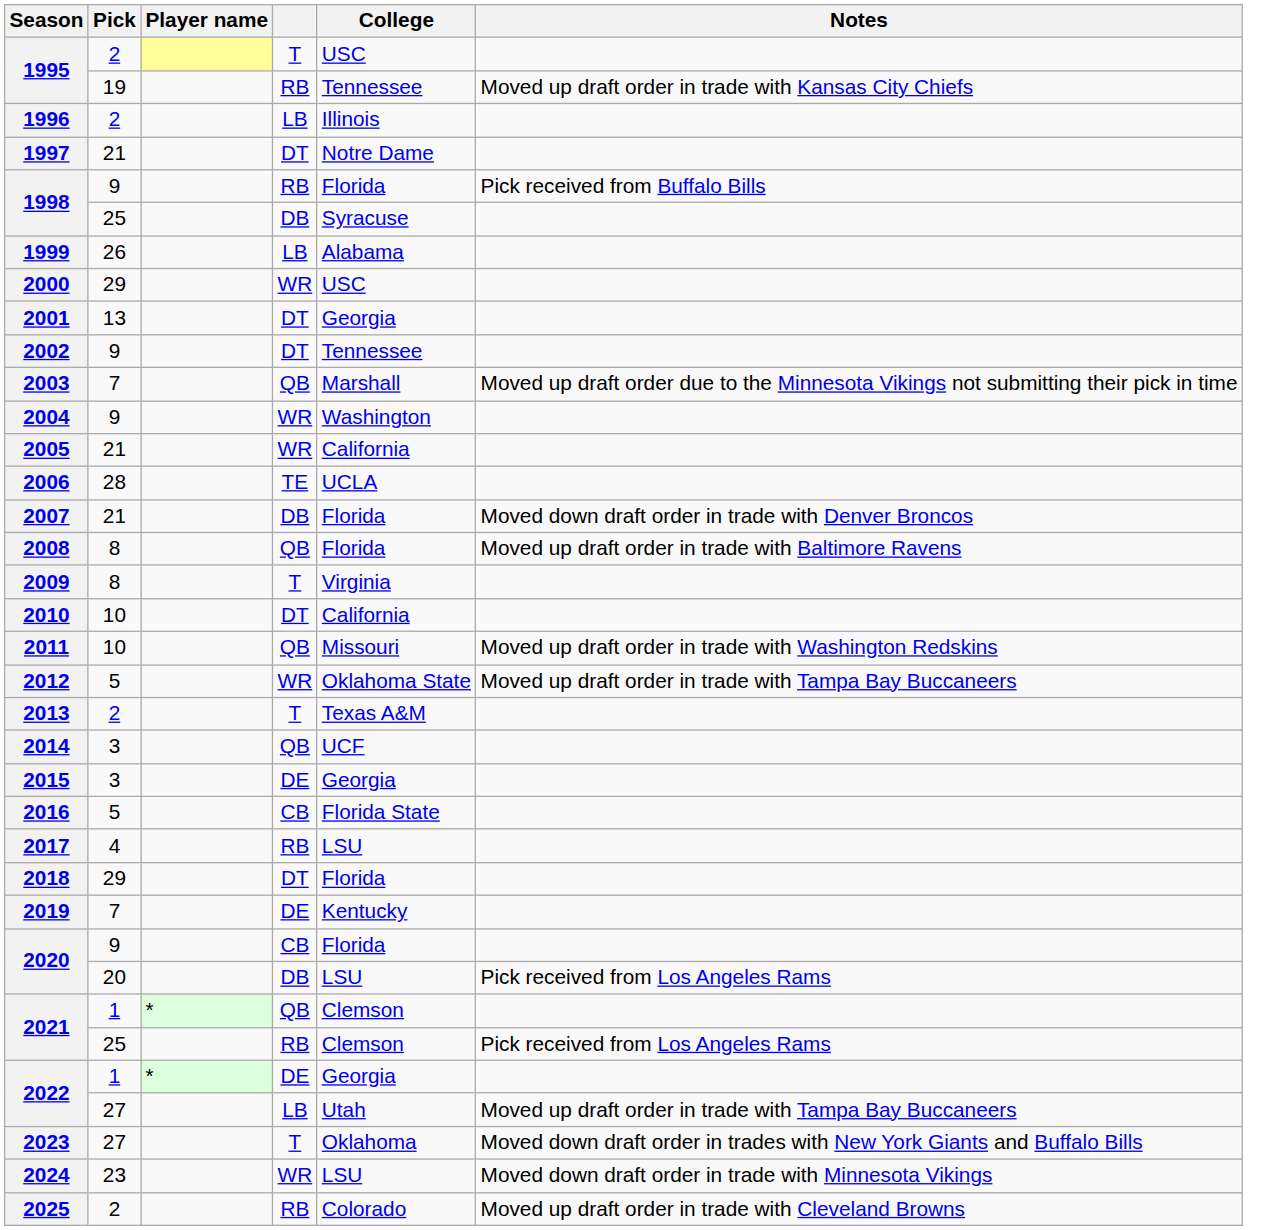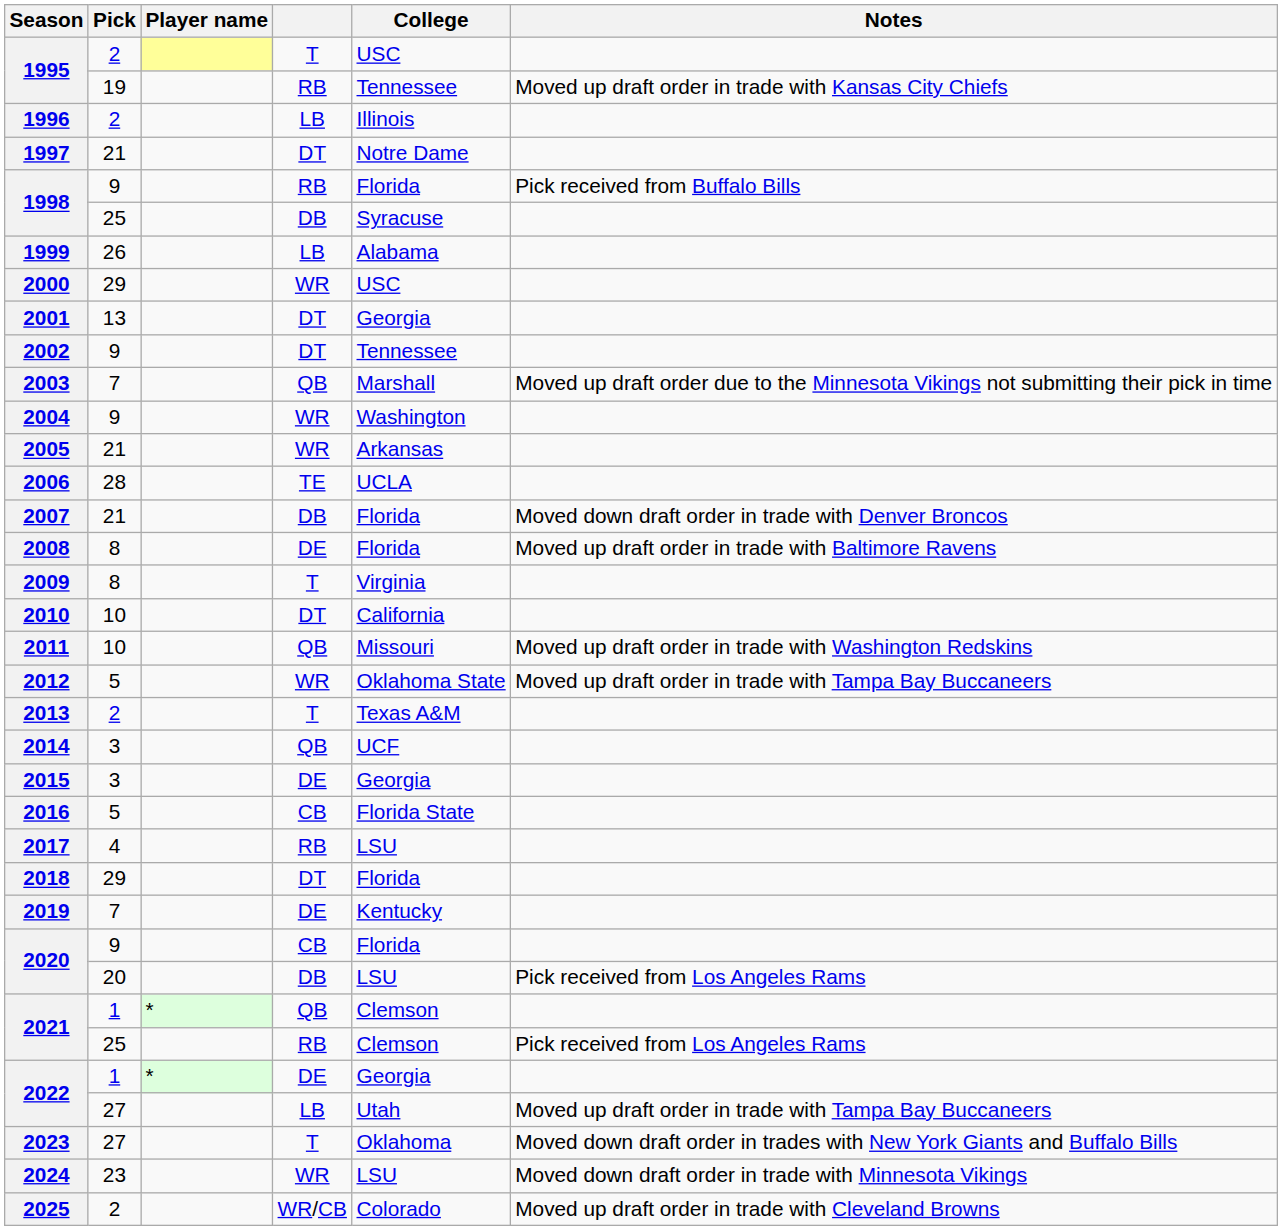(366, 449) California -> (400, 449) Arkansas
(295, 548) QB -> (312, 548) DE
(295, 1208) RB -> (312, 1208) WR/CB
